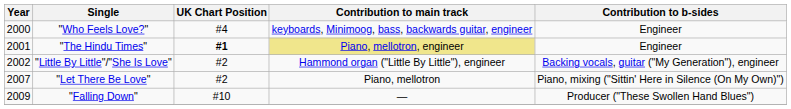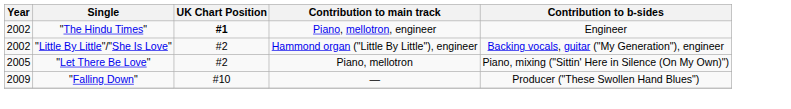- row: (103, 29)
(19, 46) 2001 -> (19, 29) 2002
(402, 46) khaki background -> (375, 29) no background
(19, 79) 2007 -> (19, 63) 2005
